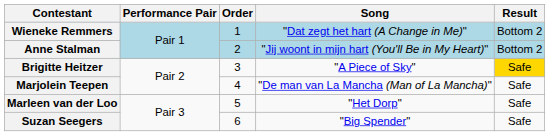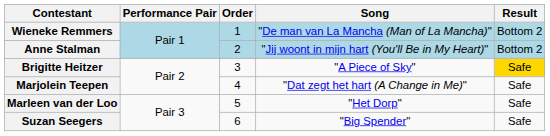(375, 31) "Dat zegt het hart (A Change in Me)" -> (375, 31) "De man van La Mancha (Man of La Mancha)"
(375, 85) "De man van La Mancha (Man of La Mancha)" -> (375, 85) "Dat zegt het hart (A Change in Me)"
